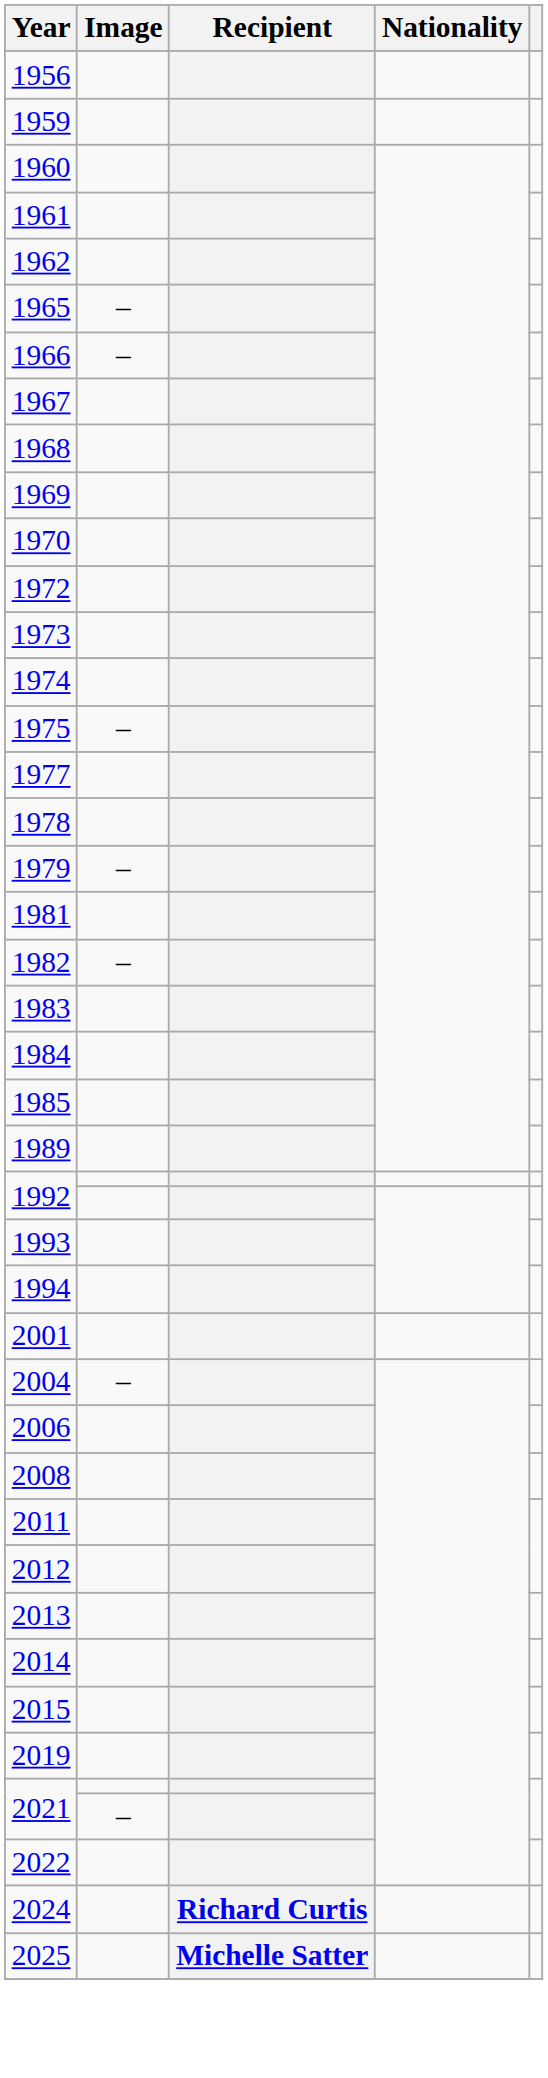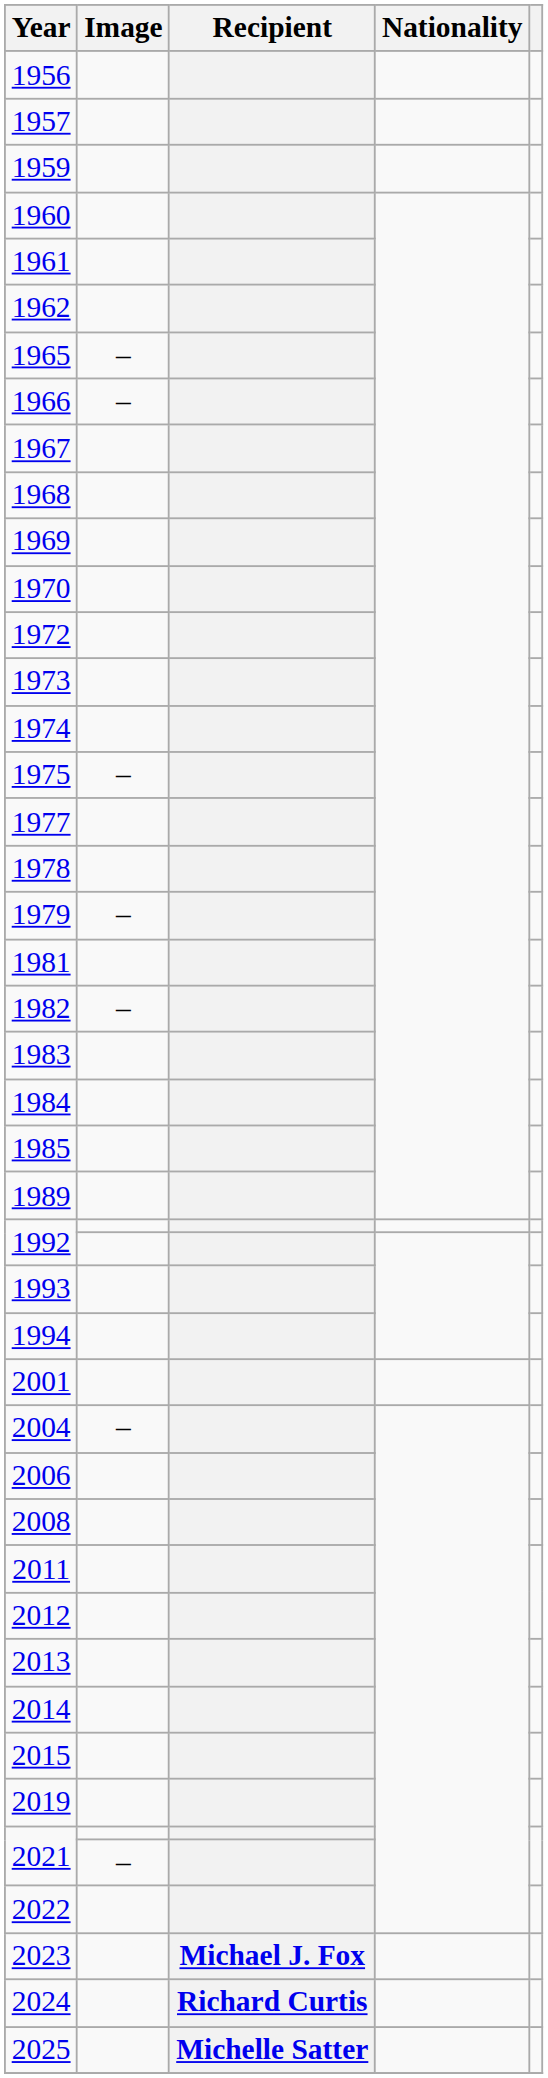+ row: (41, 121)
+ row: (41, 1955)
